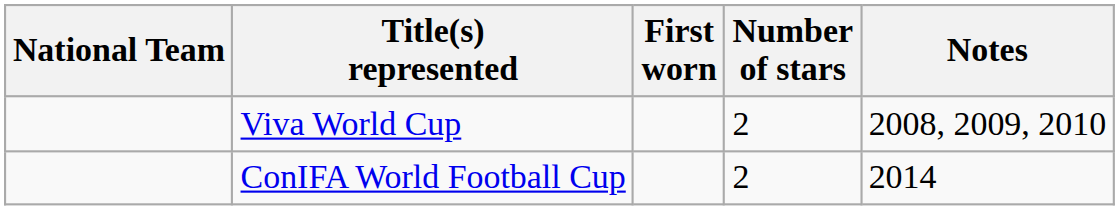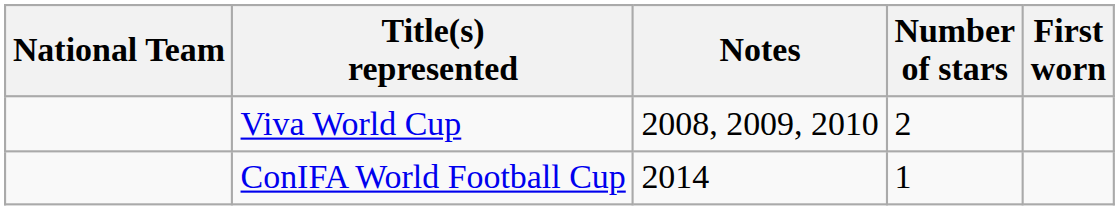columns swapped: (679, 50) <-> (987, 50)
(741, 177) 2 -> (903, 177) 1
